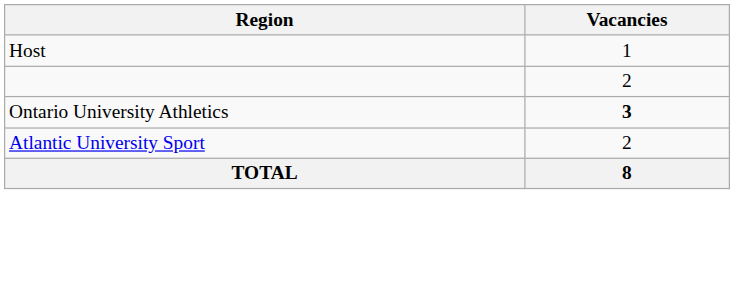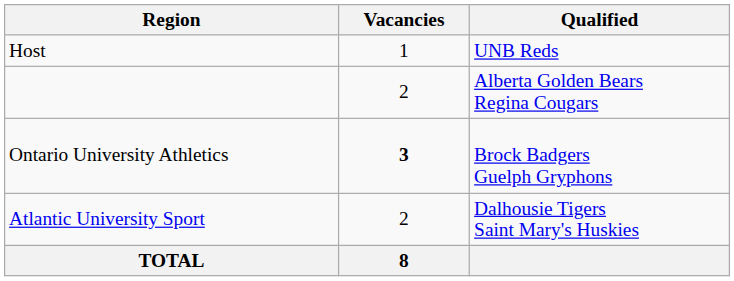+ column: (600, 19)
